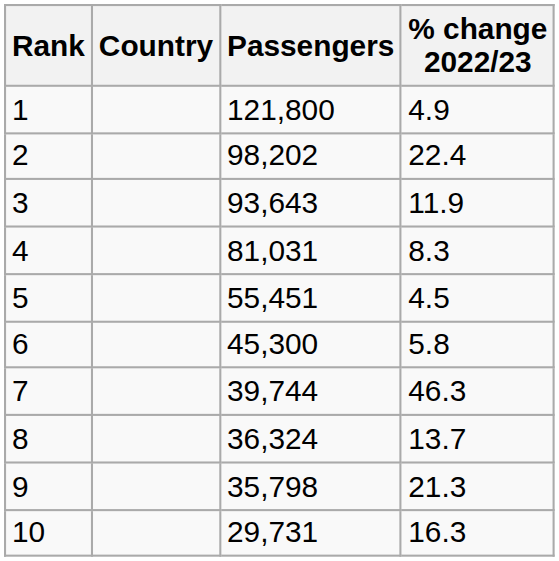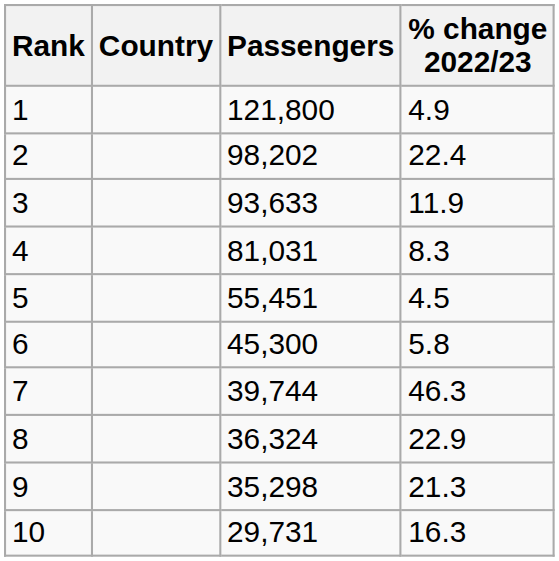(273, 203) 93,643 -> (273, 203) 93,633
(437, 439) 13.7 -> (437, 439) 22.9
(273, 486) 35,798 -> (273, 486) 35,298
